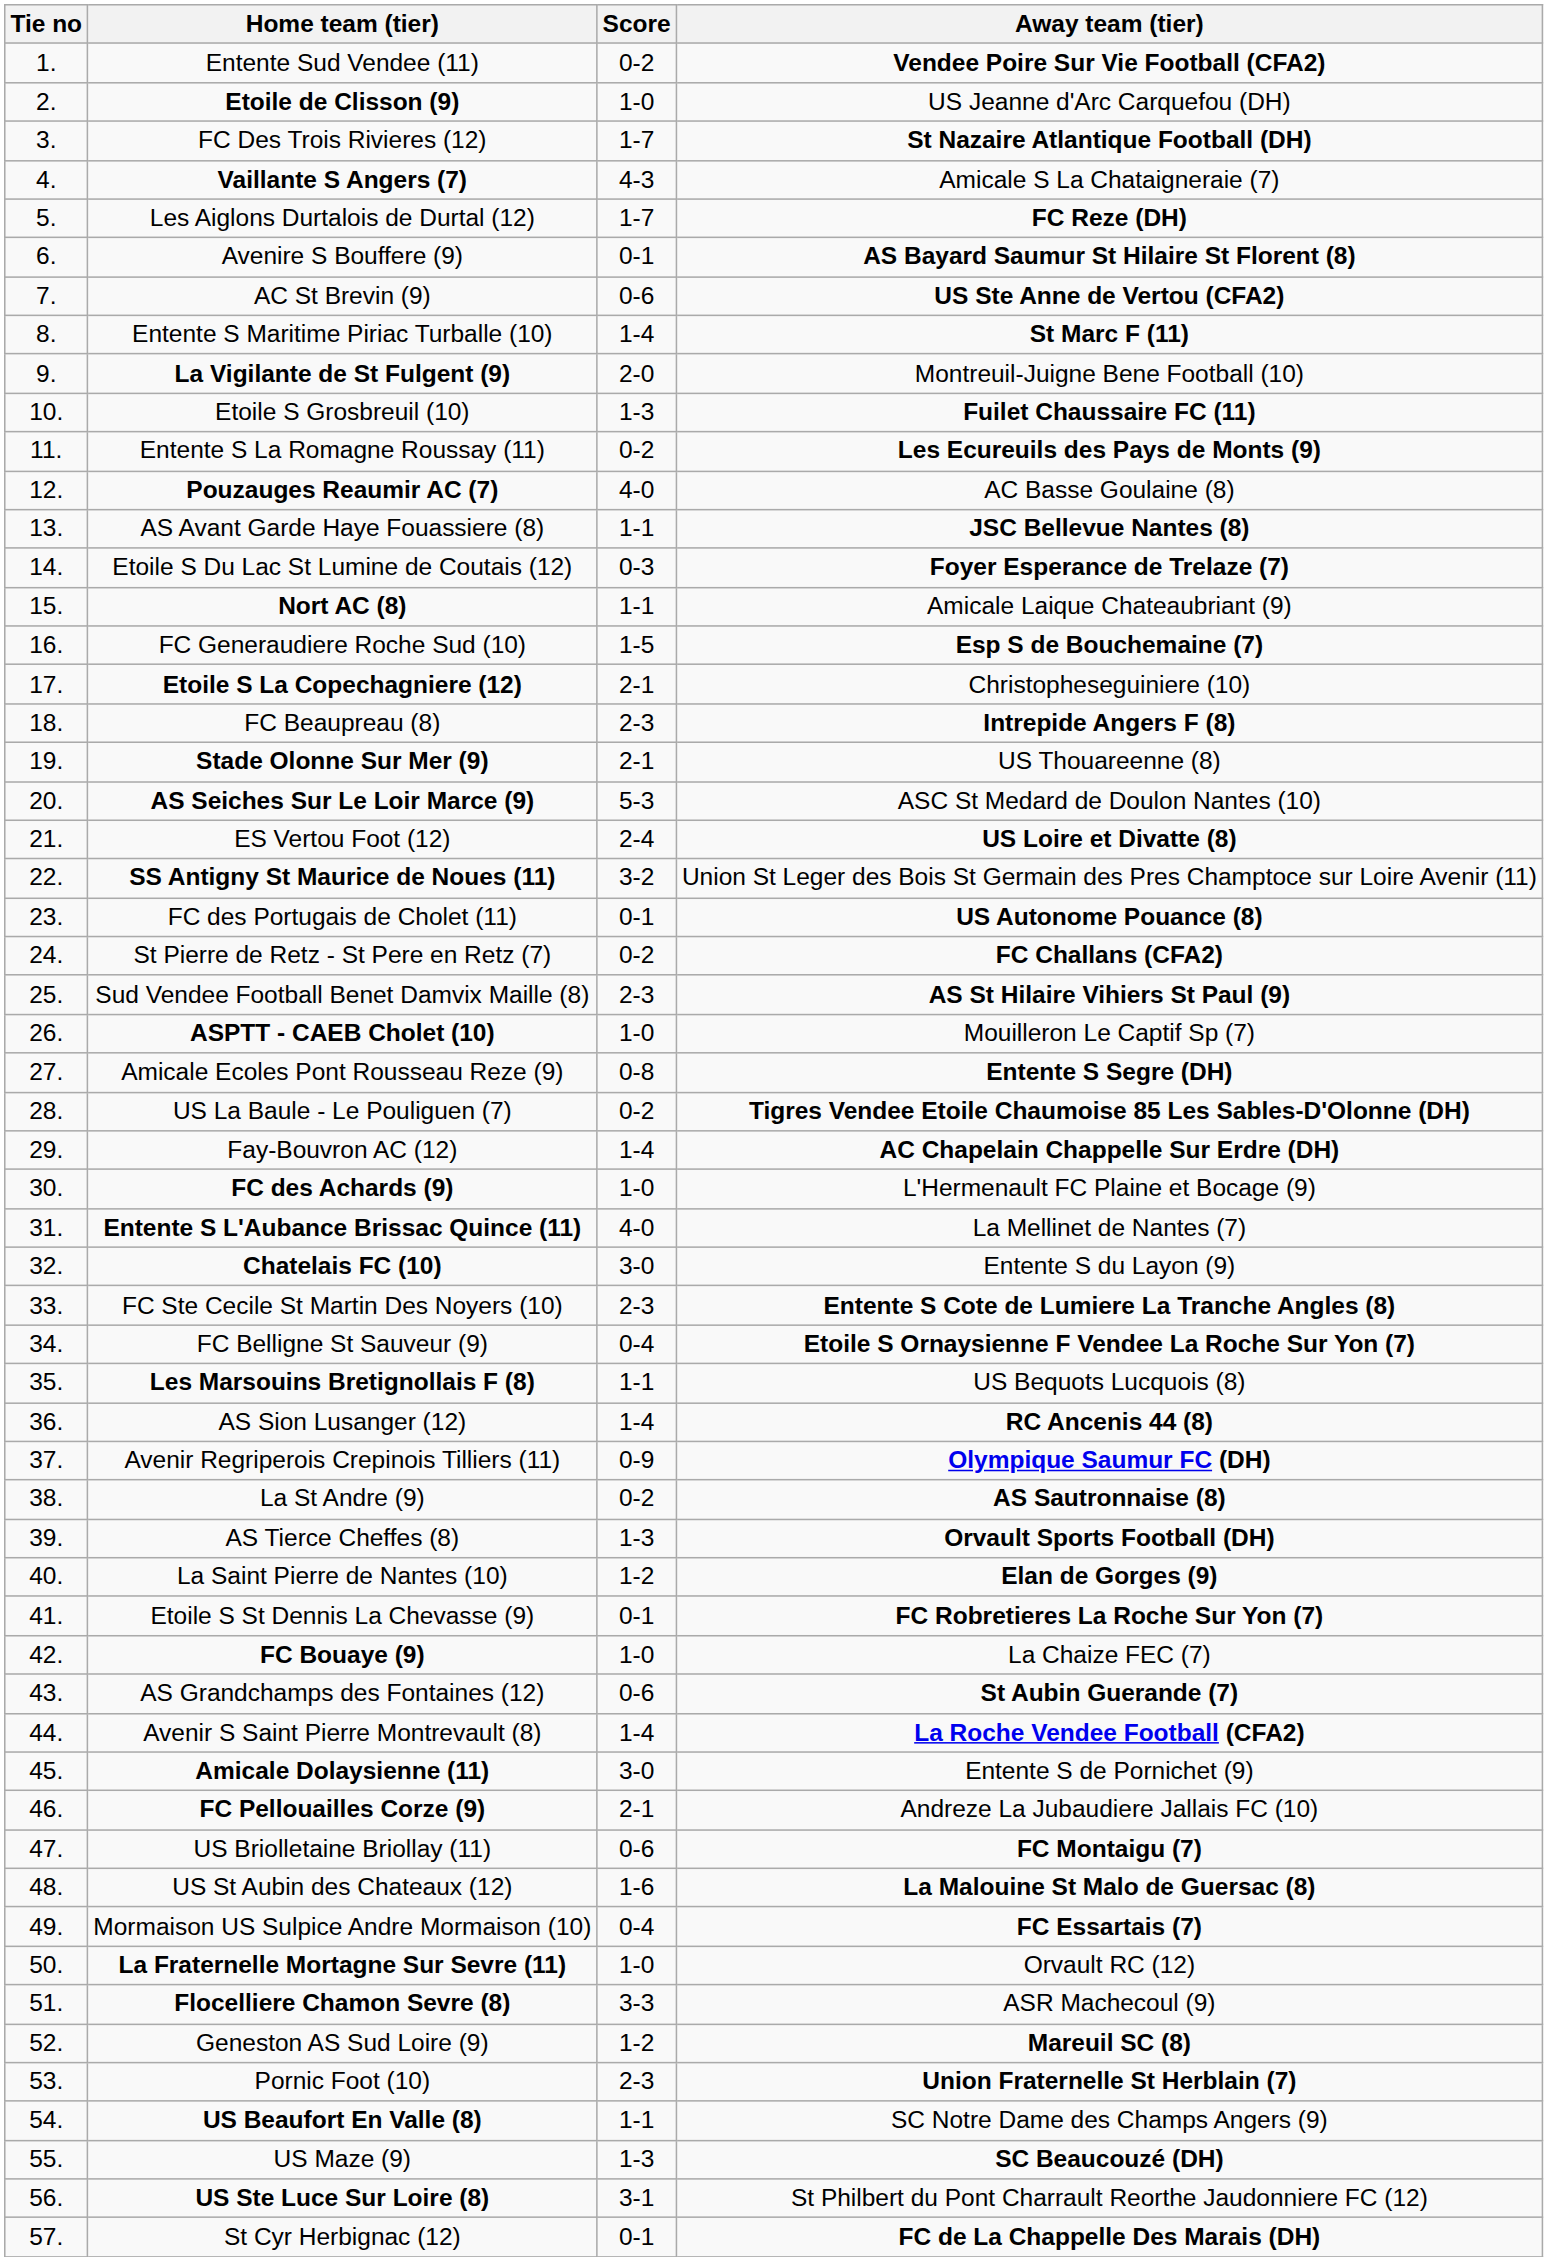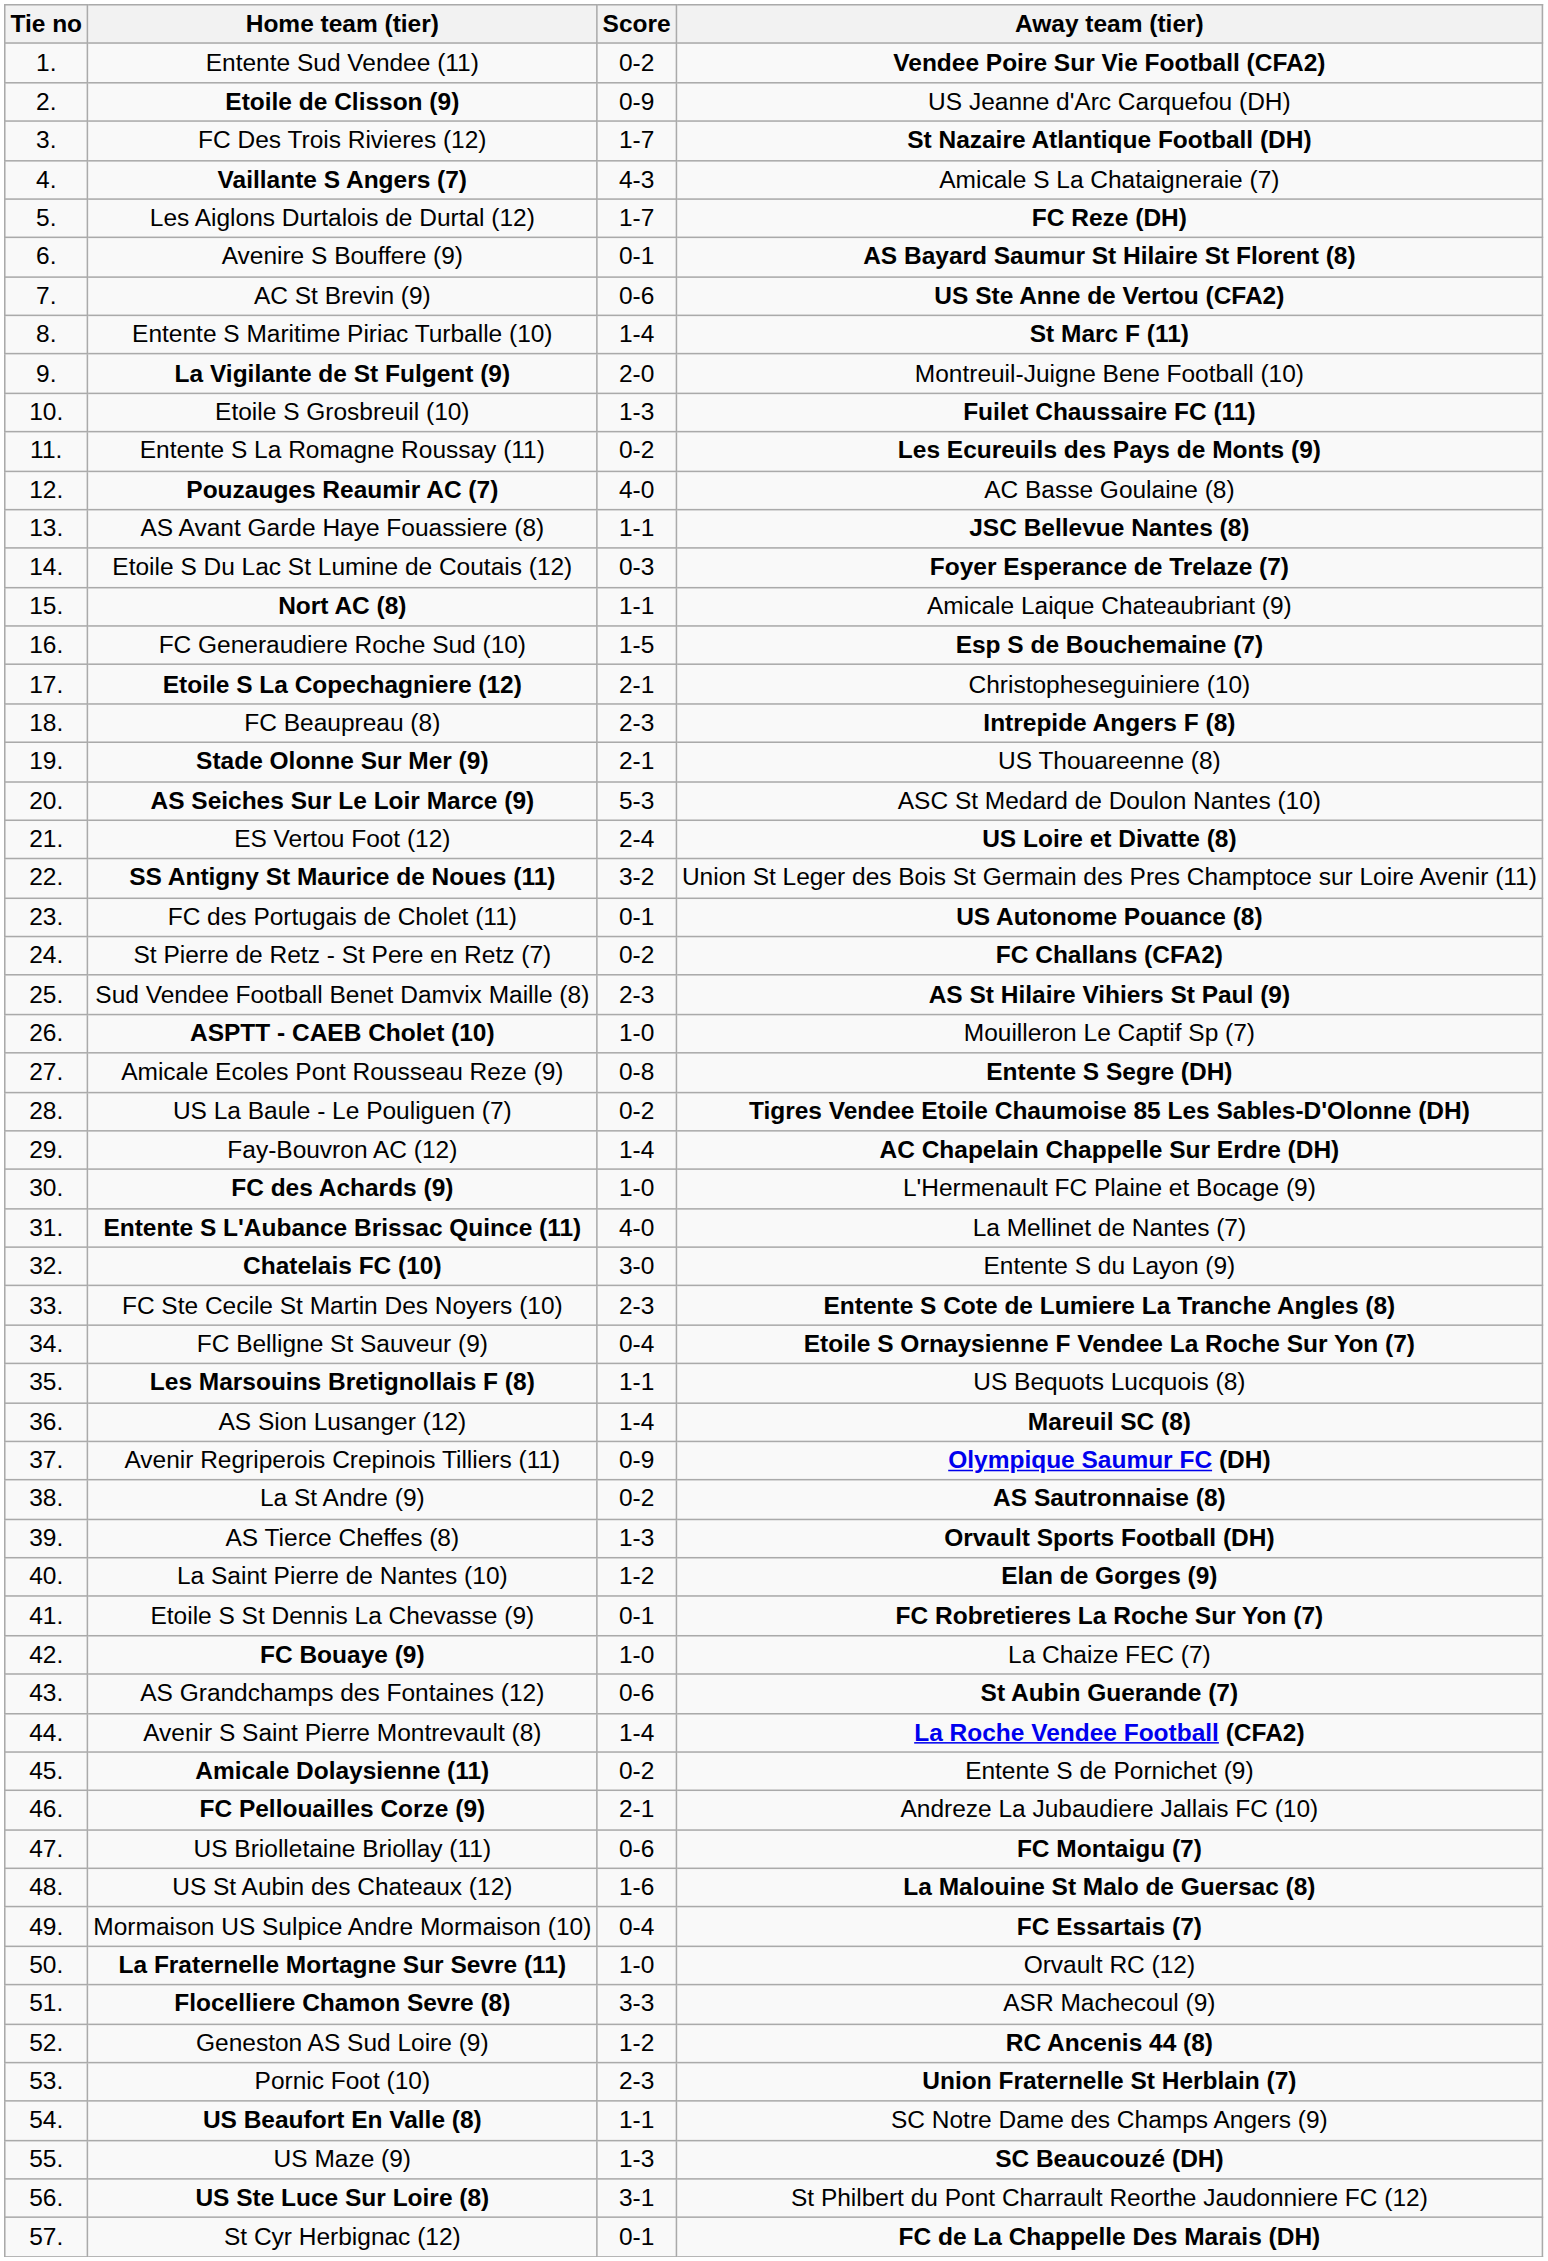(637, 101) 1-0 -> (637, 101) 0-9
(1109, 1421) RC Ancenis 44 (8) -> (1109, 1421) Mareuil SC (8)
(637, 1770) 3-0 -> (637, 1770) 0-2
(1109, 2042) Mareuil SC (8) -> (1109, 2042) RC Ancenis 44 (8)
